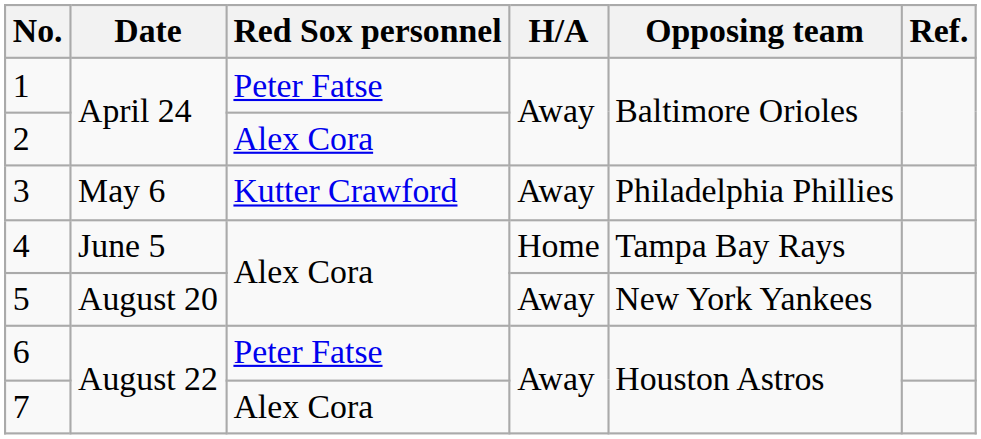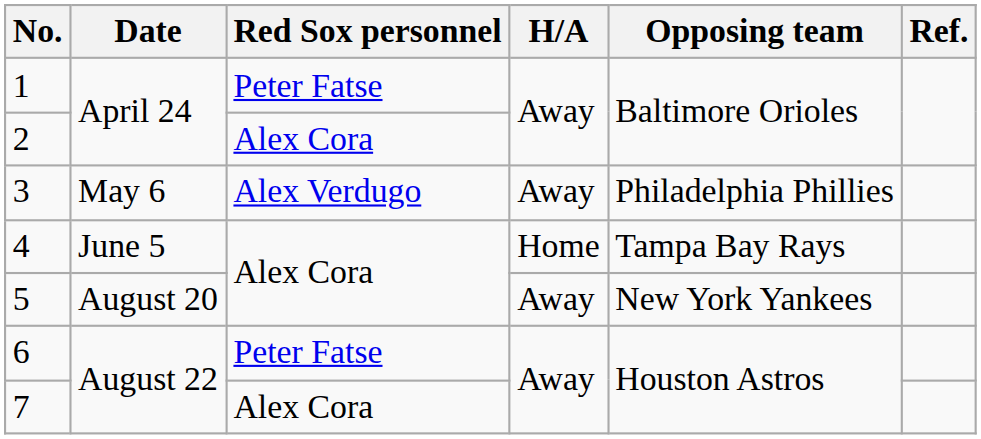(345, 191) Kutter Crawford -> (327, 191) Alex Verdugo
